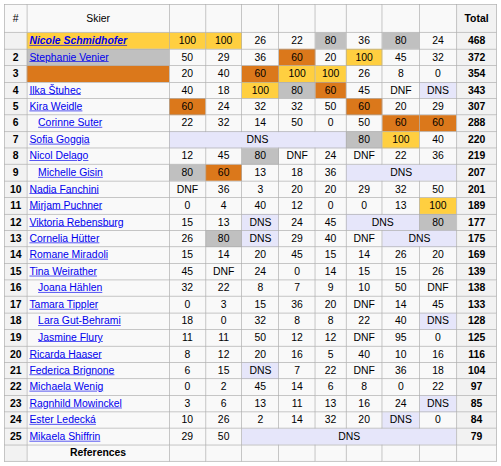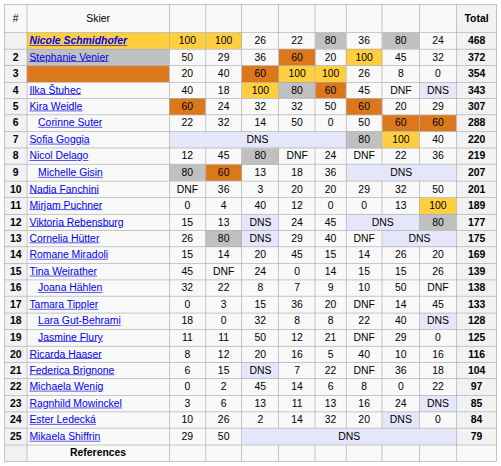(331, 337) 12 -> (331, 337) 21
(401, 337) 95 -> (401, 337) 29
